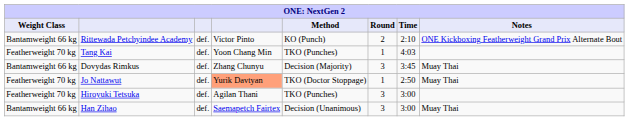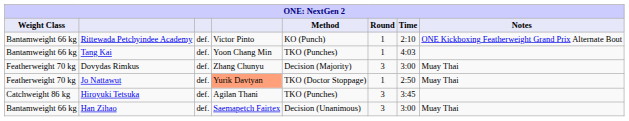(383, 39) 2 -> (383, 39) 1
(41, 53) Featherweight 70 kg -> (42, 53) Bantamweight 66 kg
(42, 66) Bantamweight 66 kg -> (41, 66) Featherweight 70 kg
(408, 66) 3:45 -> (408, 66) 3:00
(41, 94) Featherweight 70 kg -> (38, 94) Catchweight 86 kg
(408, 94) 3:00 -> (408, 94) 3:45
